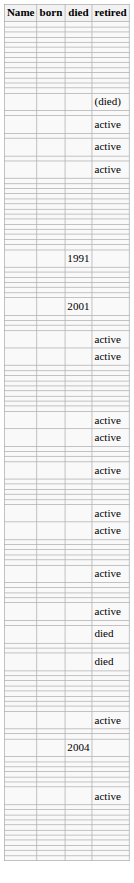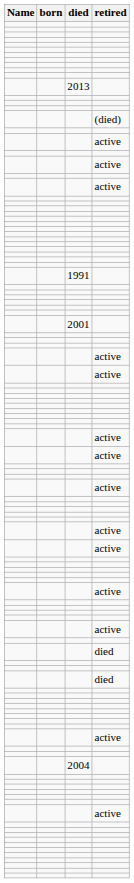+ row: (78, 86)
